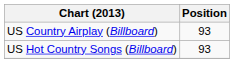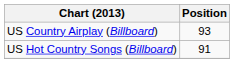(204, 49) 93 -> (204, 49) 91
